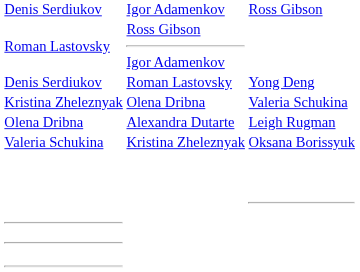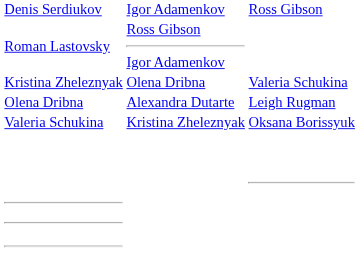- row: (53, 82)
